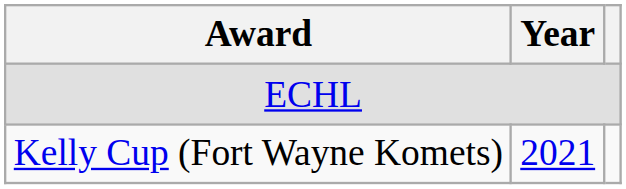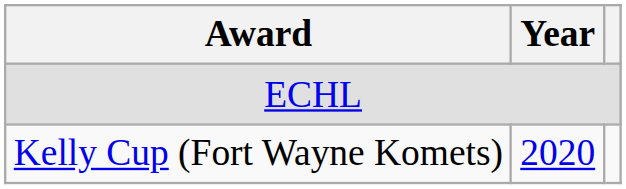(558, 152) 2021 -> (558, 152) 2020
